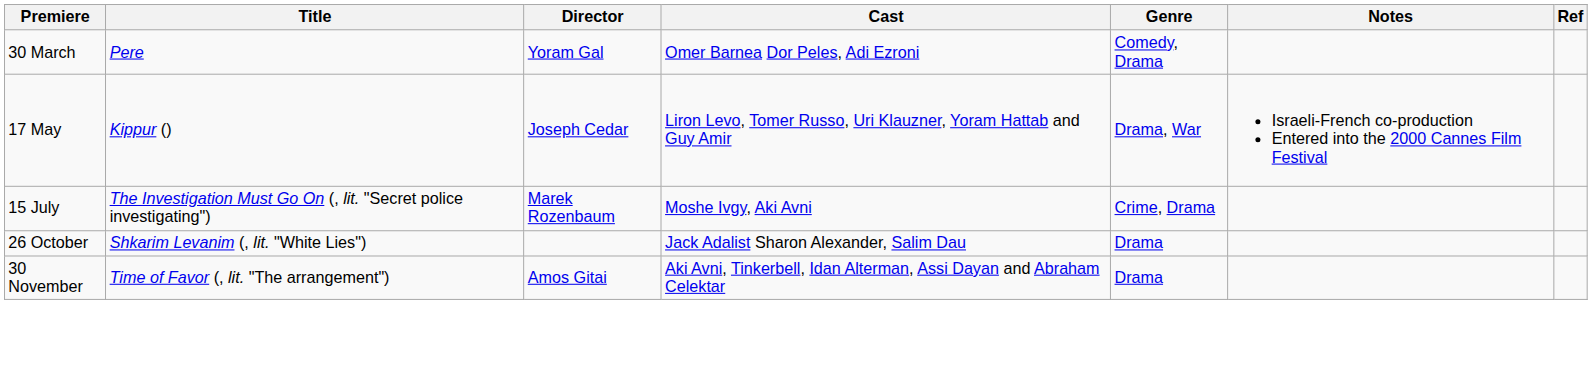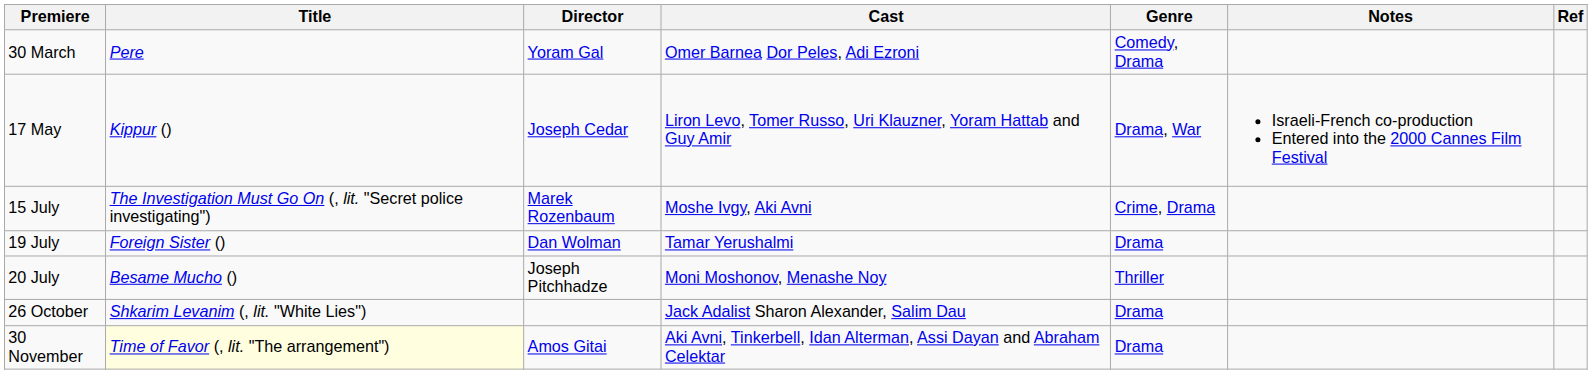+ row: (34, 243)
+ row: (34, 277)
(250, 277) no background -> (250, 347) lightyellow background
